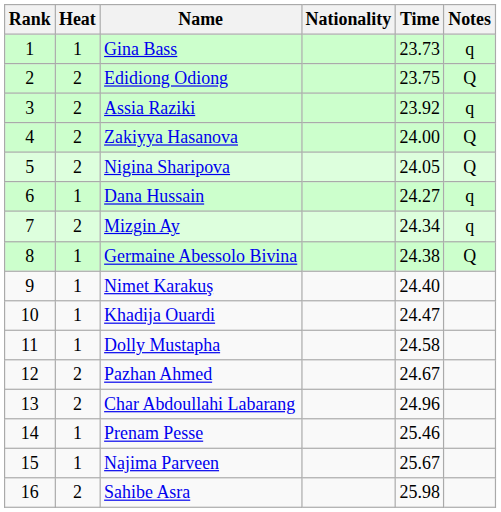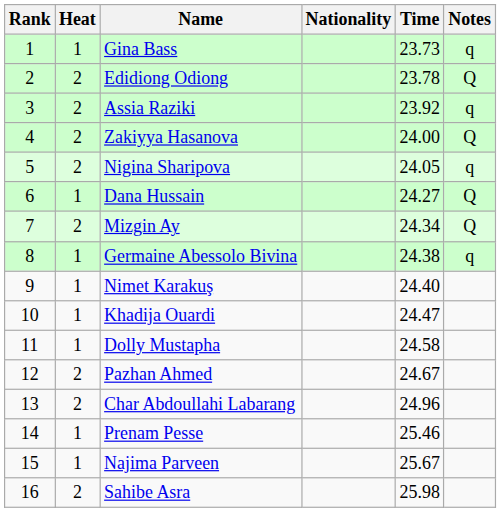(420, 78) 23.75 -> (420, 78) 23.78
(470, 167) Q -> (470, 167) q
(470, 196) q -> (470, 196) Q
(470, 226) q -> (470, 226) Q
(470, 256) Q -> (470, 256) q
